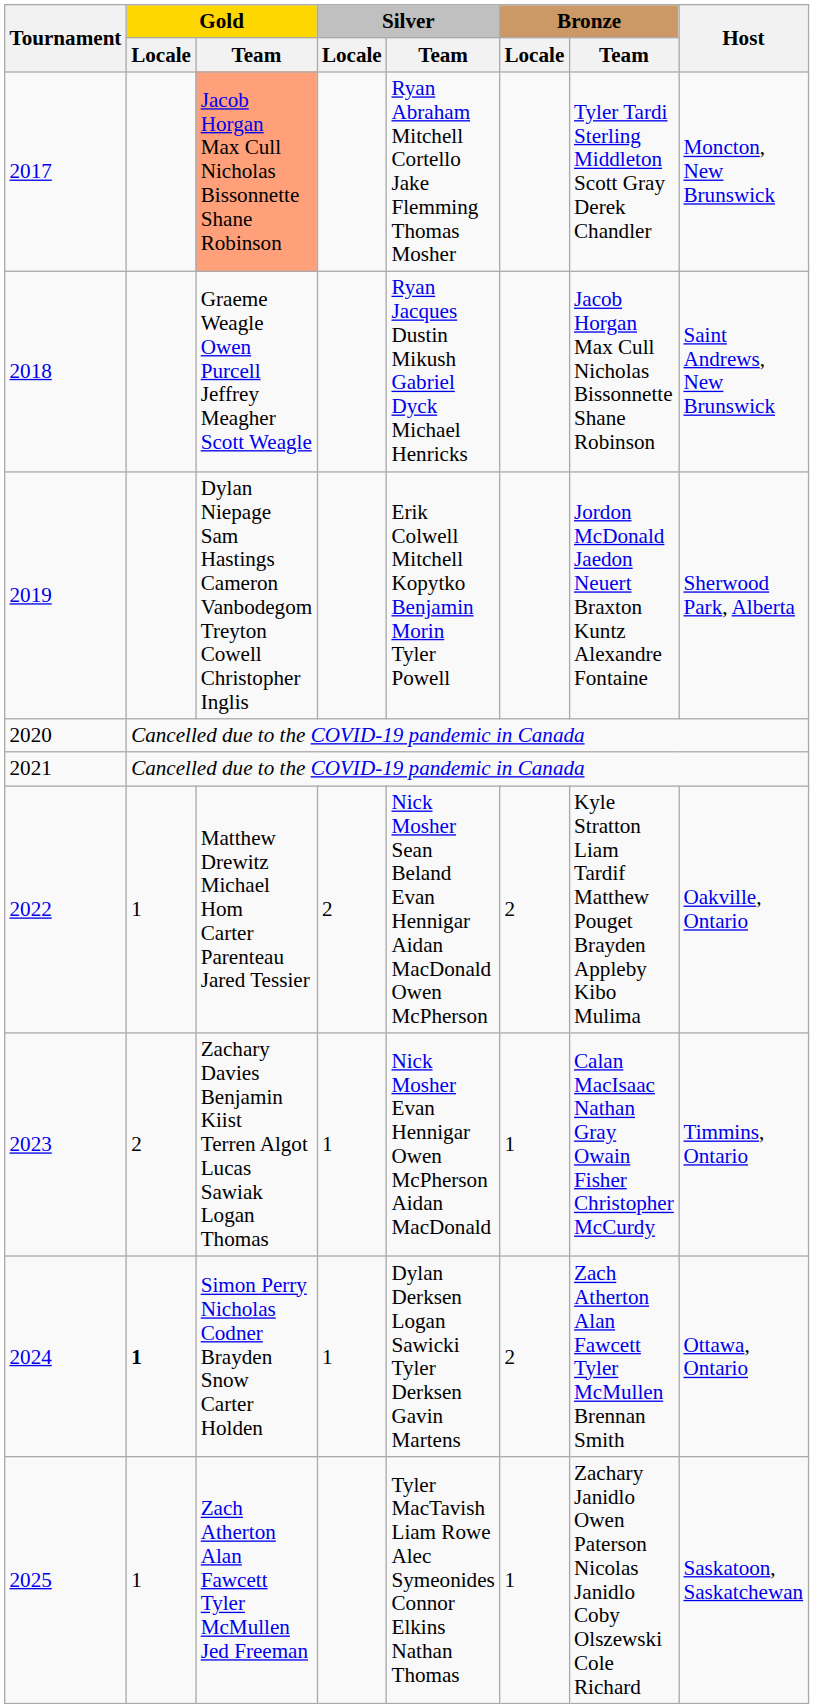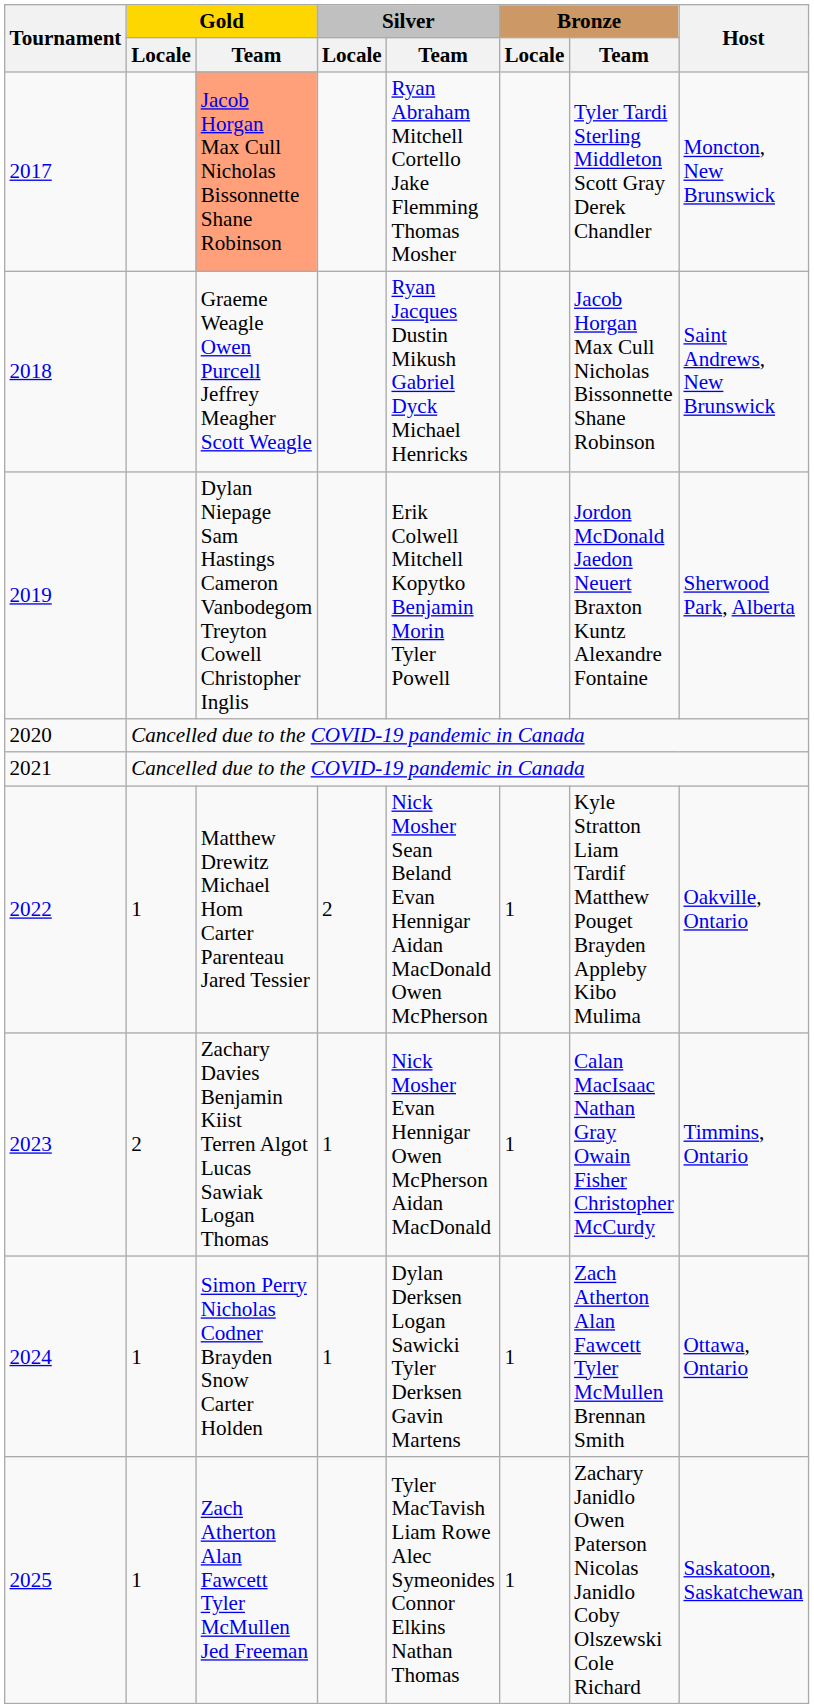(510, 909) 2 -> (510, 909) 1
(136, 1356) bold -> (136, 1356) normal
(510, 1356) 2 -> (510, 1356) 1
